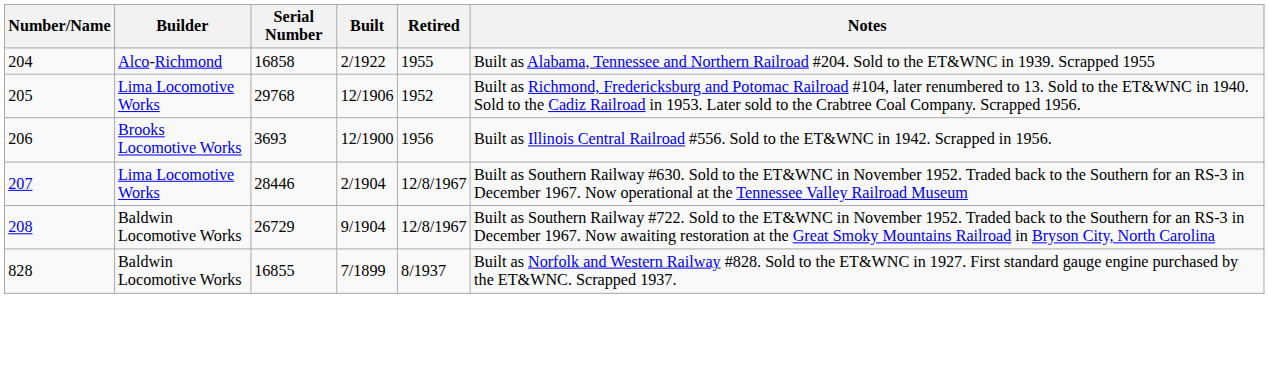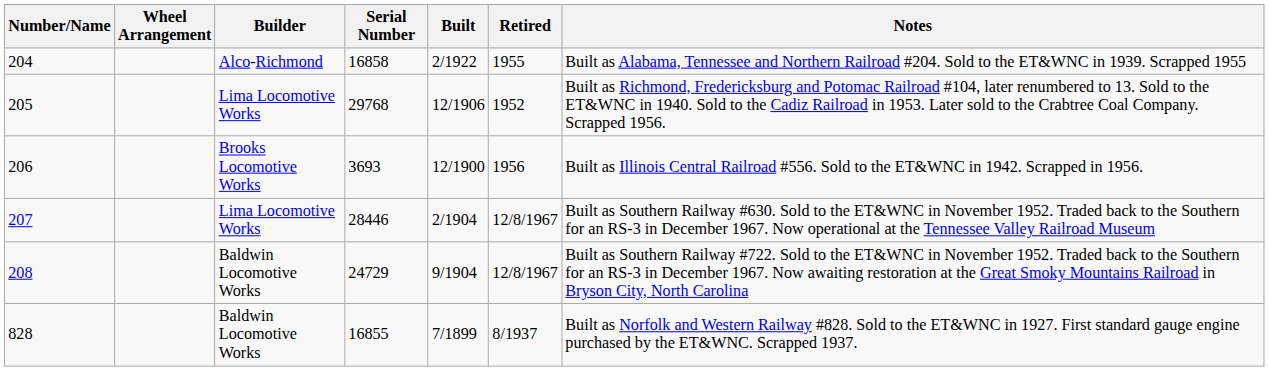+ column: (165, 26)
(274, 227) 26729 -> (368, 272) 24729
